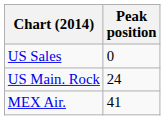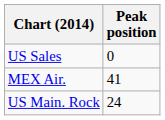rows swapped: (54, 79) <-> (37, 102)
